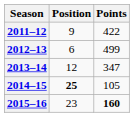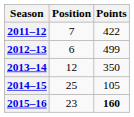(72, 31) 9 -> (72, 31) 7
(111, 67) 347 -> (111, 67) 350
(72, 85) bold -> (72, 85) normal
